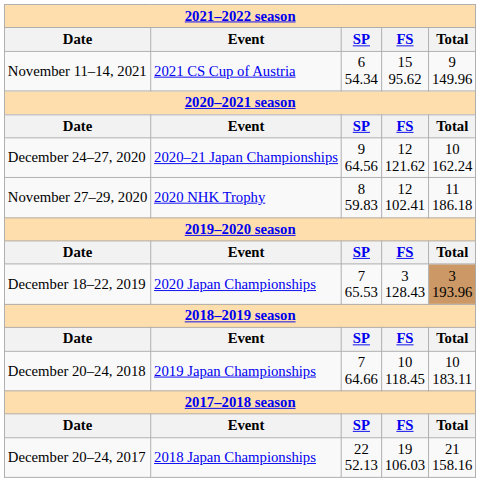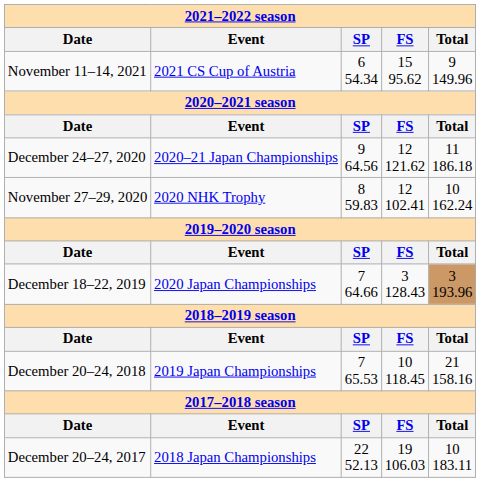(452, 157) 10 162.24 -> (452, 157) 11 186.18
(452, 197) 11 186.18 -> (452, 197) 10 162.24
(361, 284) 7 65.53 -> (361, 284) 7 64.66
(361, 370) 7 64.66 -> (361, 370) 7 65.53
(452, 370) 10 183.11 -> (452, 370) 21 158.16
(452, 457) 21 158.16 -> (452, 457) 10 183.11
